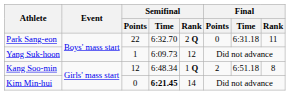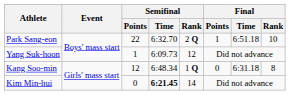(217, 40) 0 -> (217, 40) 1
(246, 40) 6:31.18 -> (246, 40) 6:51.18
(273, 40) 11 -> (273, 40) 10
(217, 69) 2 -> (217, 69) 0
(246, 69) 6:51.18 -> (246, 69) 6:31.18
